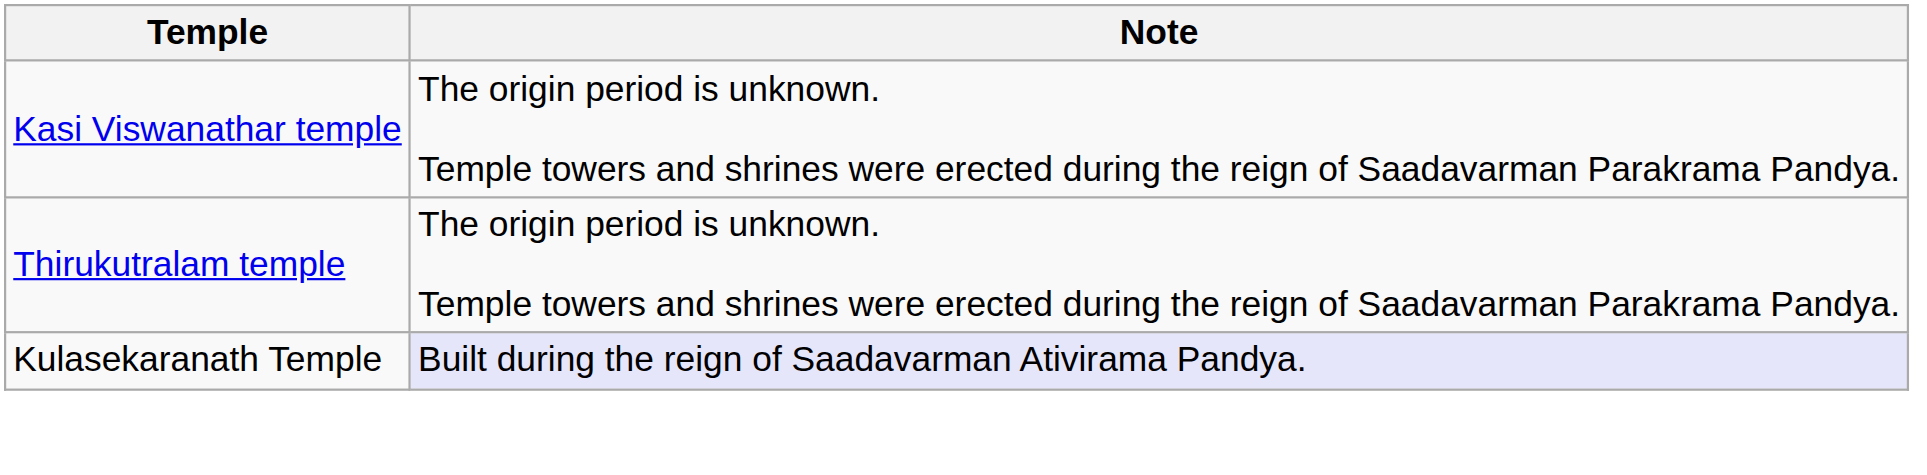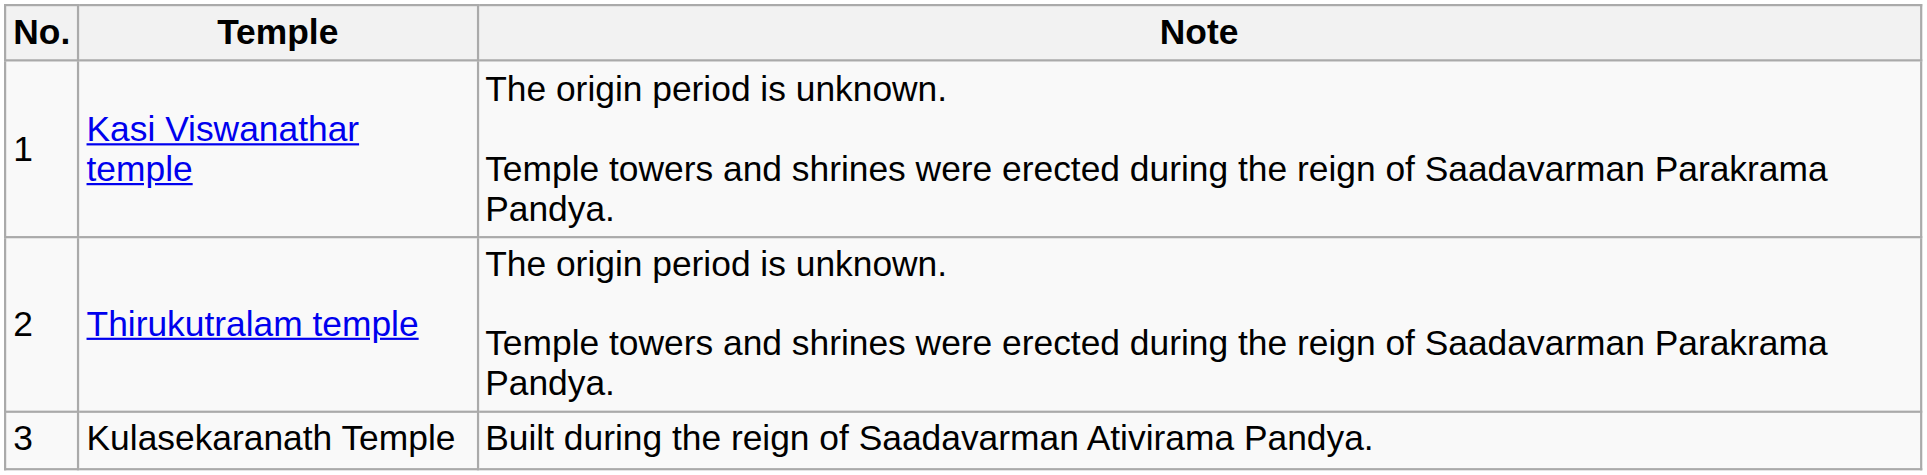+ column: (42, 32)
(862, 359) lavender background -> (929, 439) no background
